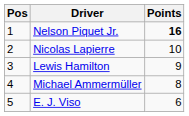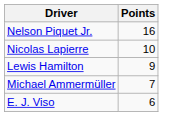- column: (17, 13)
(175, 31) bold -> (149, 31) normal
(178, 84) 8 -> (152, 84) 7
